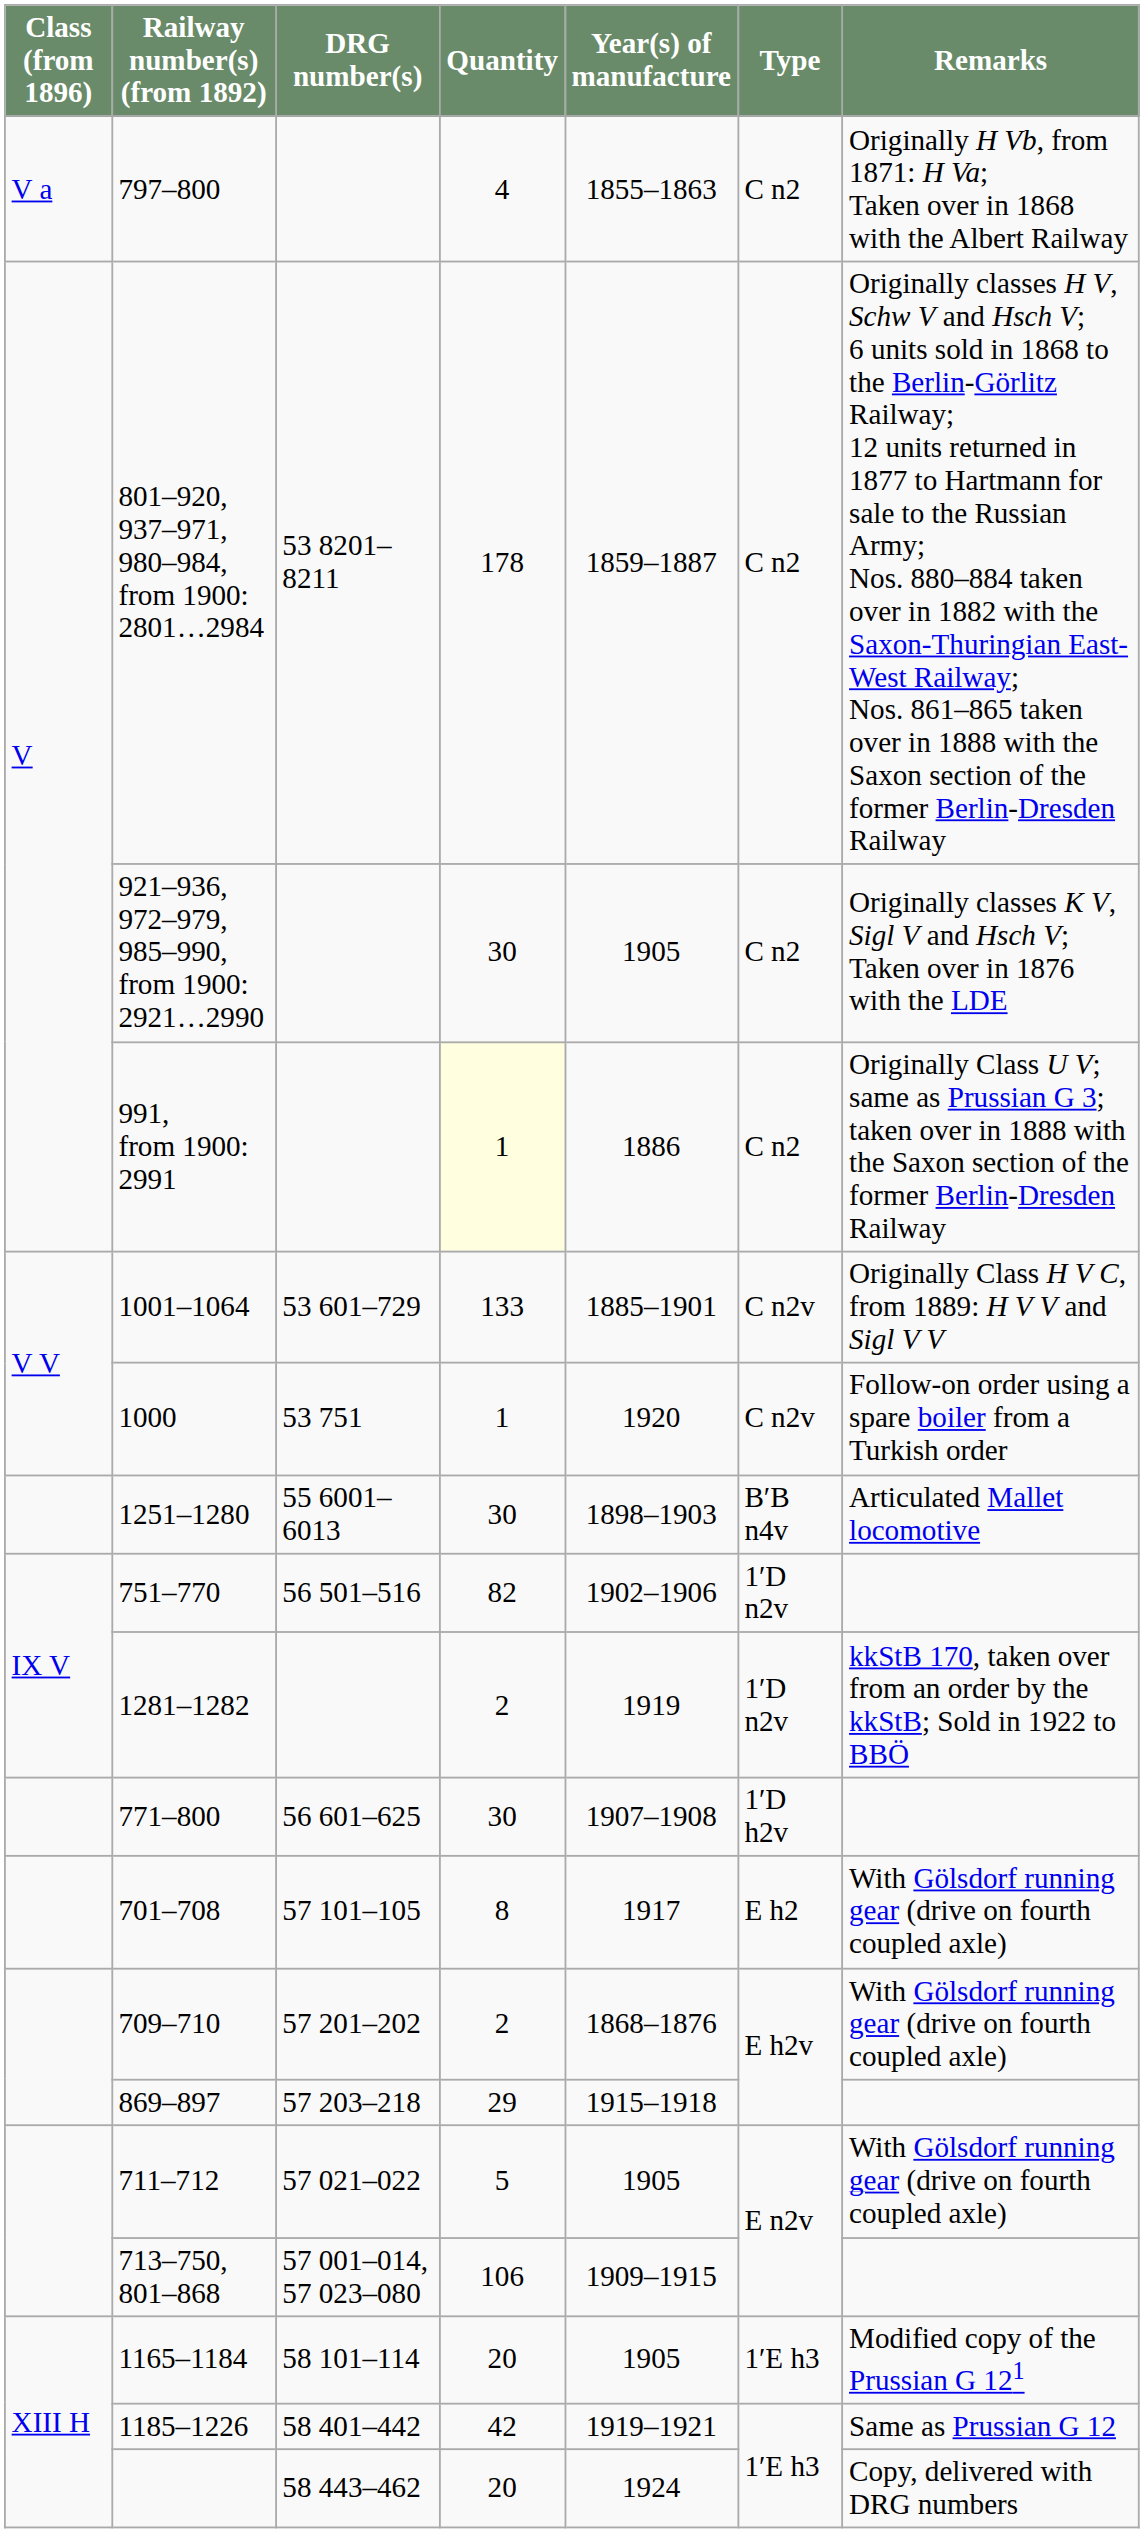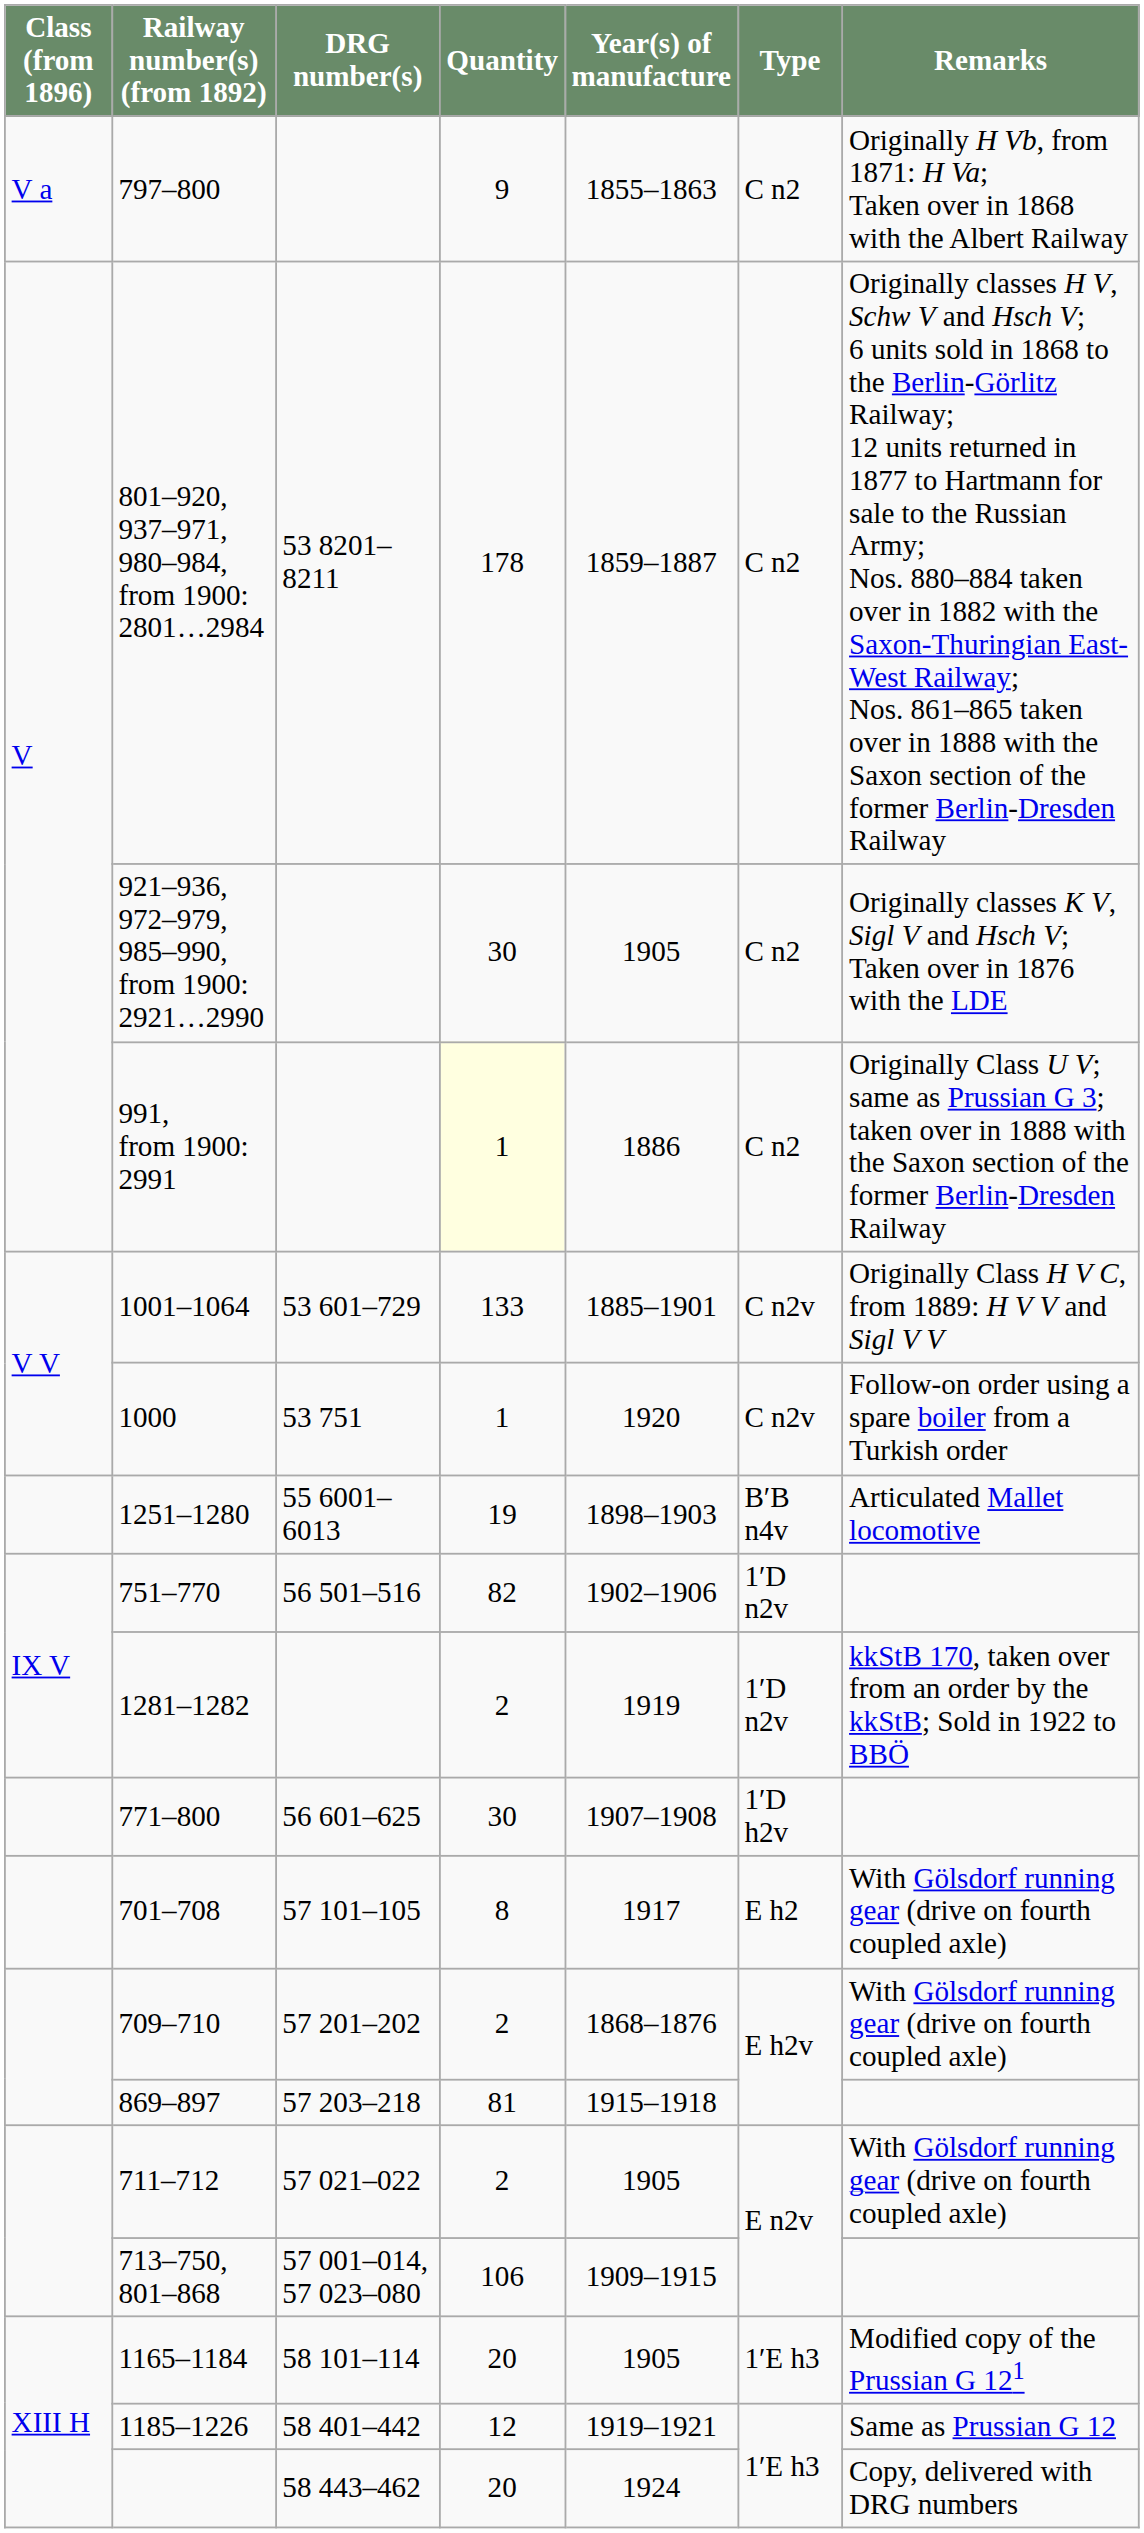(502, 188) 4 -> (502, 188) 9
(502, 1513) 30 -> (502, 1513) 19
(502, 2102) 29 -> (502, 2102) 81
(502, 2181) 5 -> (502, 2181) 2
(502, 2425) 42 -> (502, 2425) 12
